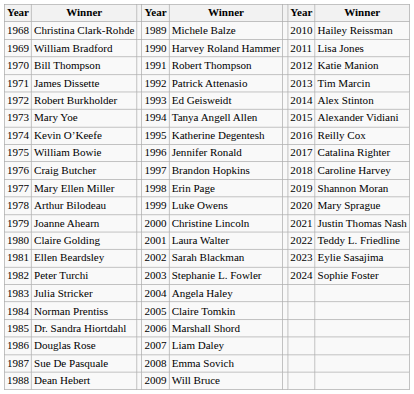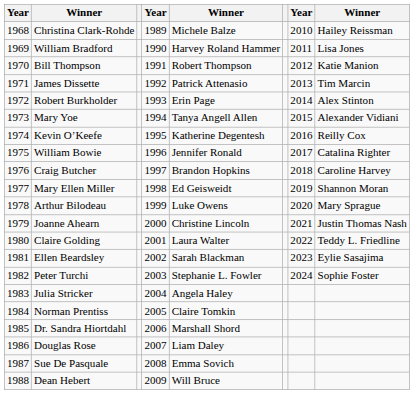(202, 100) Ed Geisweidt -> (193, 100) Erin Page
(193, 188) Erin Page -> (202, 188) Ed Geisweidt
